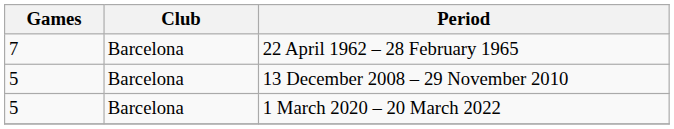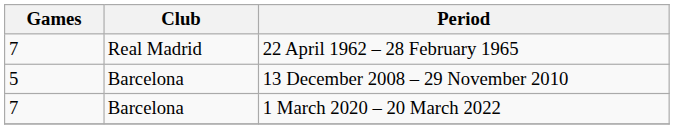(146, 49) Barcelona -> (155, 49) Real Madrid
(14, 108) 5 -> (14, 108) 7
